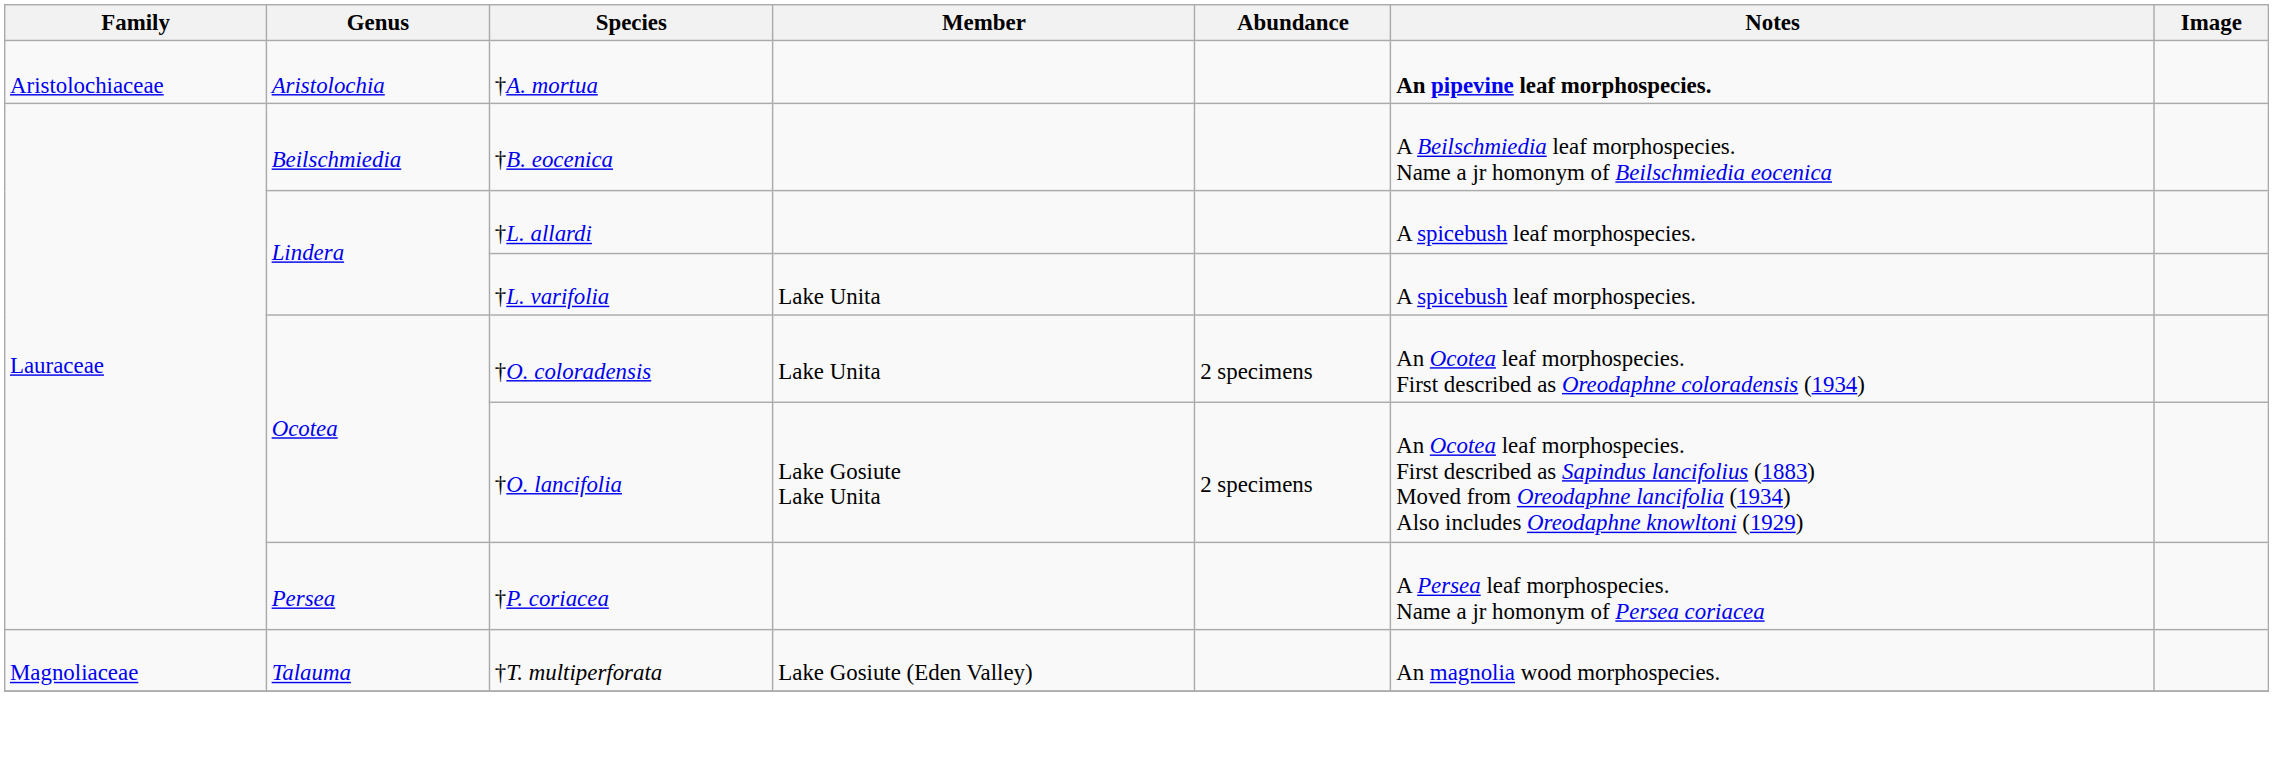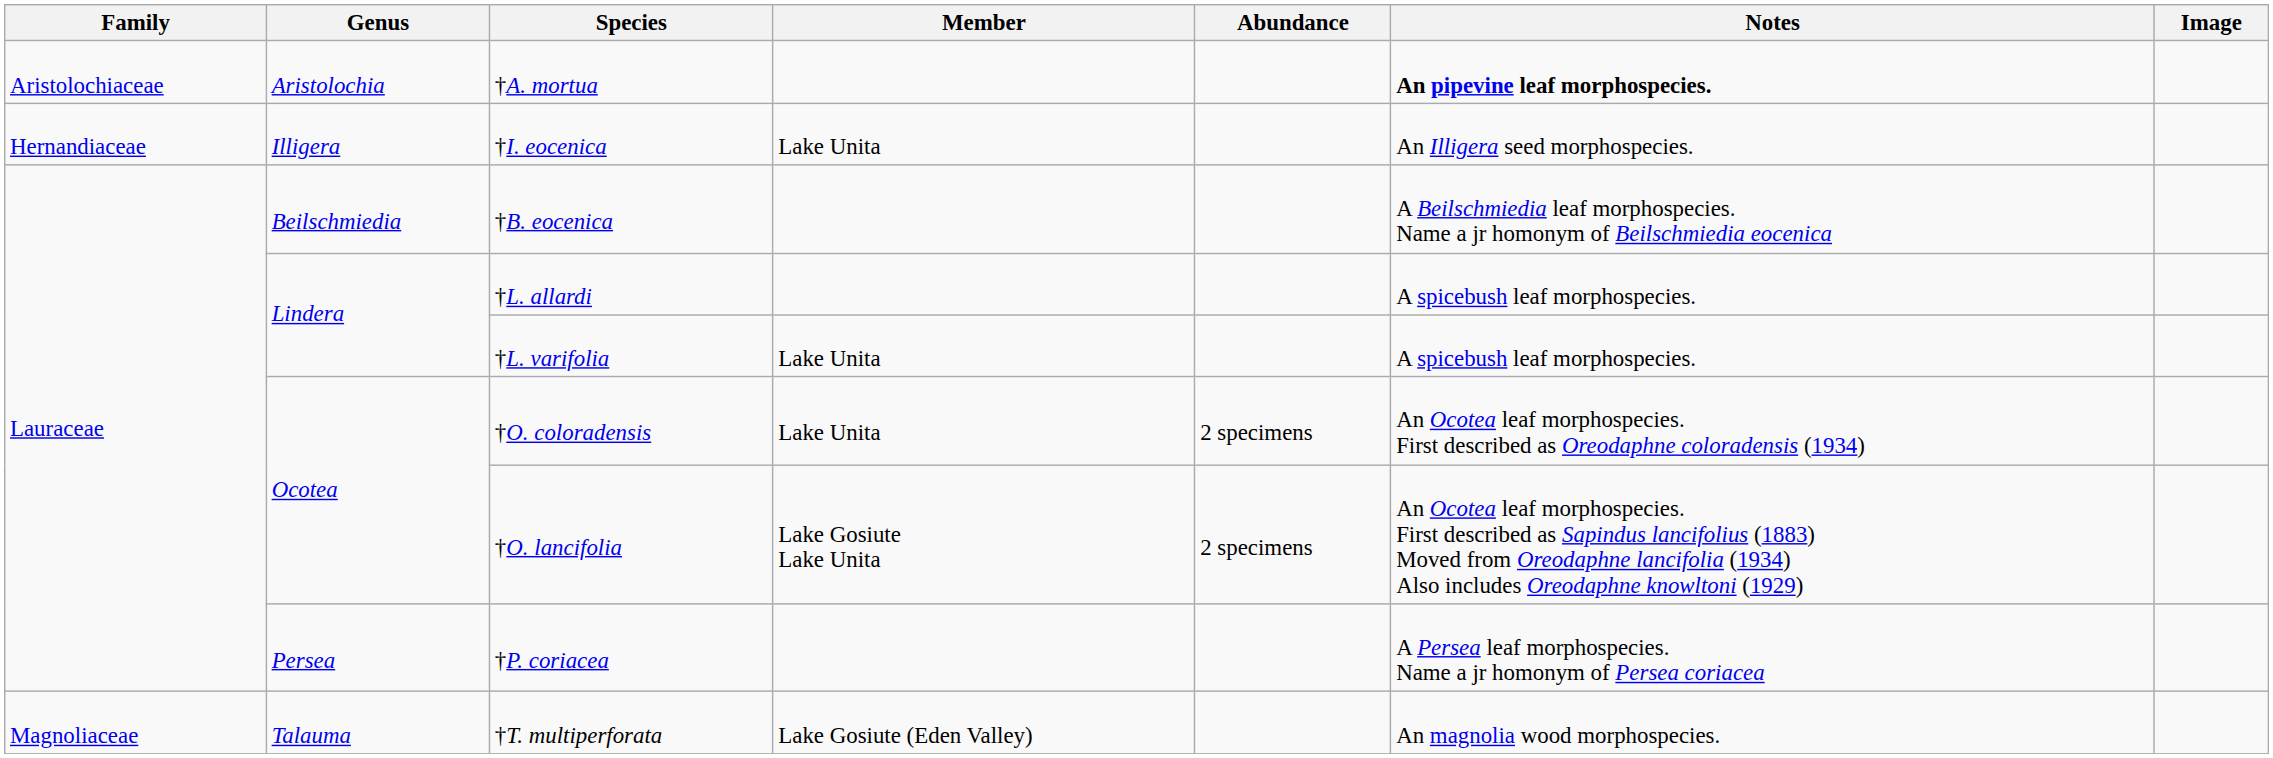+ row: (551, 146)
